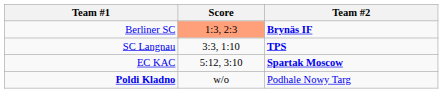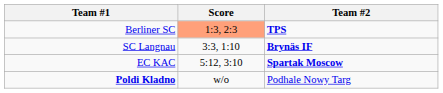(290, 29) Brynäs IF -> (277, 29) TPS
(277, 46) TPS -> (290, 46) Brynäs IF
